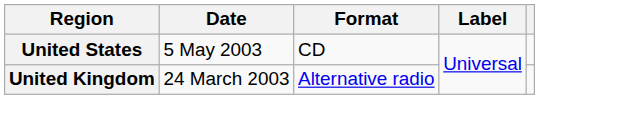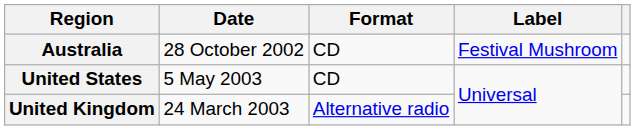+ row: (82, 49)
